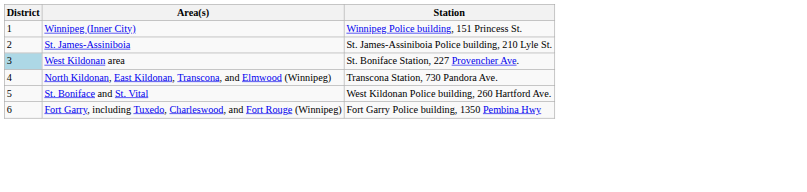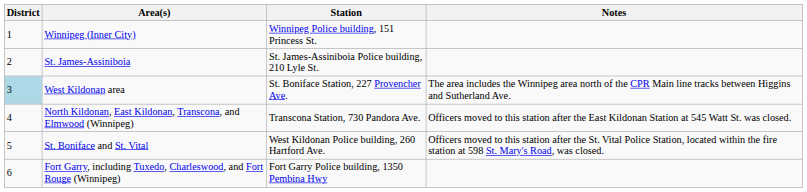+ column: (614, 12)
